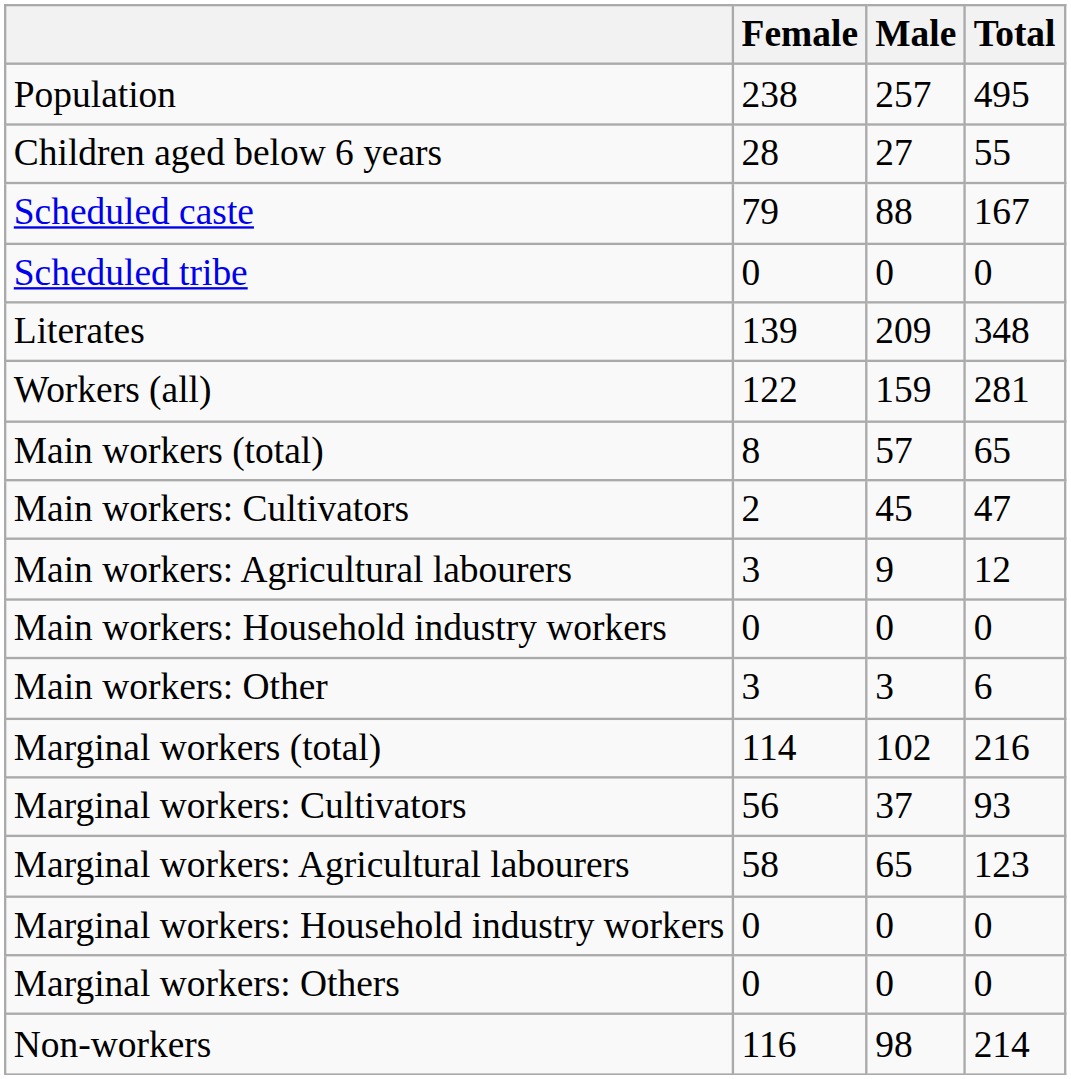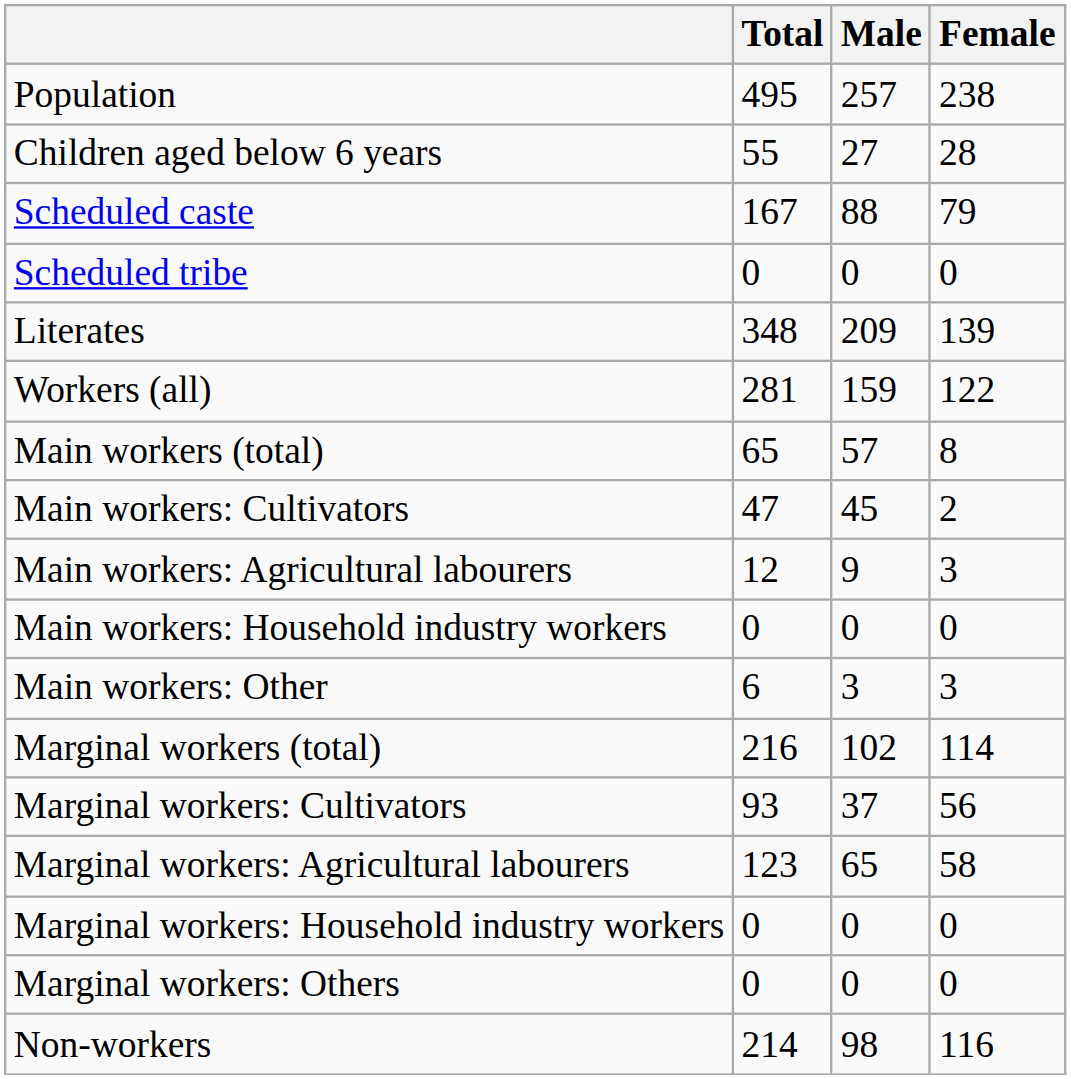columns swapped: (1015, 34) <-> (800, 34)
